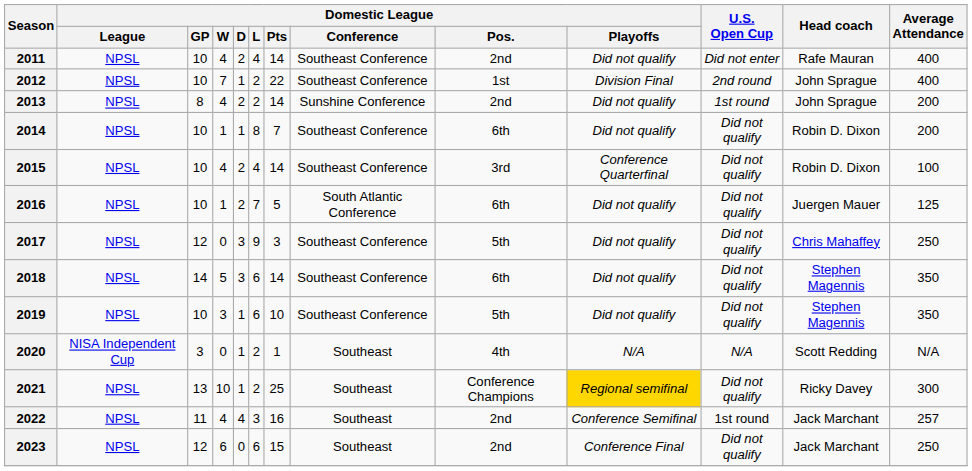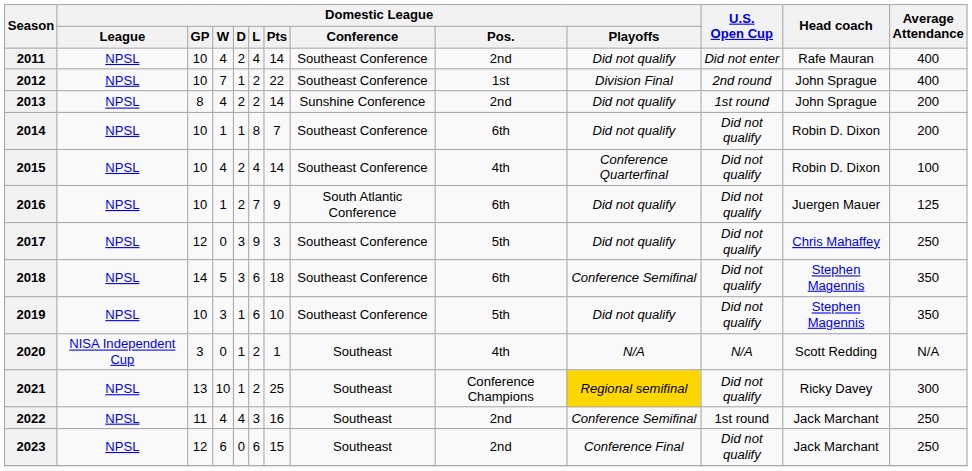(501, 168) 3rd -> (501, 168) 4th
(277, 204) 5 -> (277, 204) 9
(277, 278) 14 -> (277, 278) 18
(634, 278) Did not qualify -> (634, 278) Conference Semifinal
(928, 418) 257 -> (928, 418) 250
